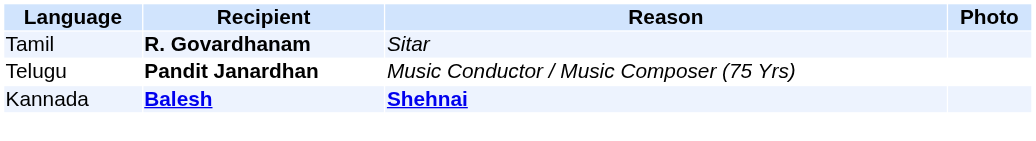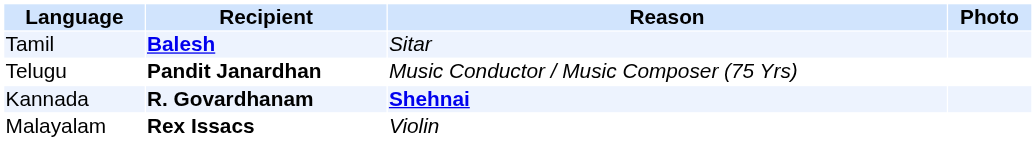(227, 44) R. Govardhanam -> (181, 44) Balesh
(178, 99) Balesh -> (230, 99) R. Govardhanam
+ row: (56, 126)
